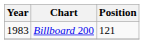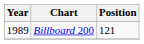(18, 30) 1983 -> (18, 30) 1989
